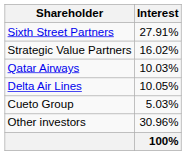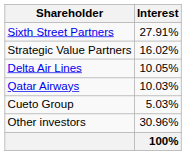rows swapped: (45, 86) <-> (43, 68)
